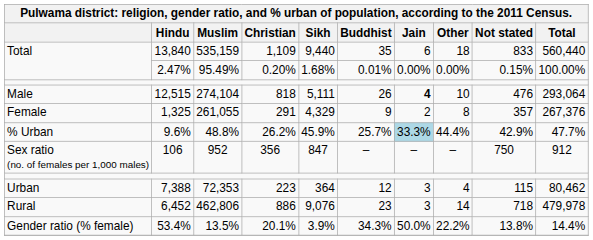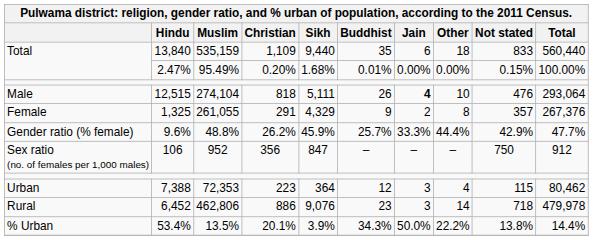(30, 132) % Urban -> (70, 132) Gender ratio (% female)
(414, 132) lightblue background -> (414, 132) no background
(70, 225) Gender ratio (% female) -> (30, 225) % Urban
